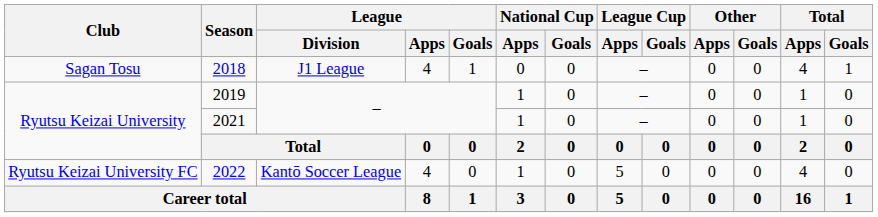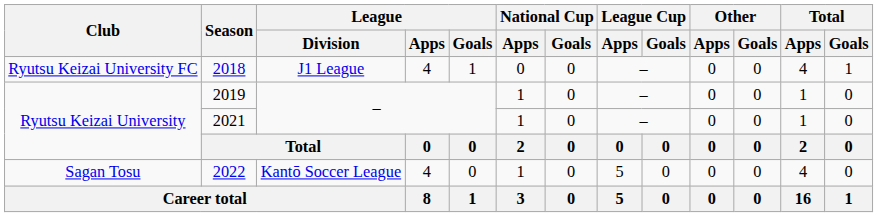(103, 69) Sagan Tosu -> (103, 69) Ryutsu Keizai University FC
(103, 172) Ryutsu Keizai University FC -> (103, 172) Sagan Tosu
